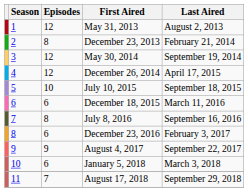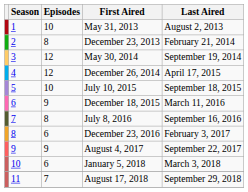(48, 27) 12 -> (48, 27) 10
(46, 103) 6 -> (46, 103) 9
